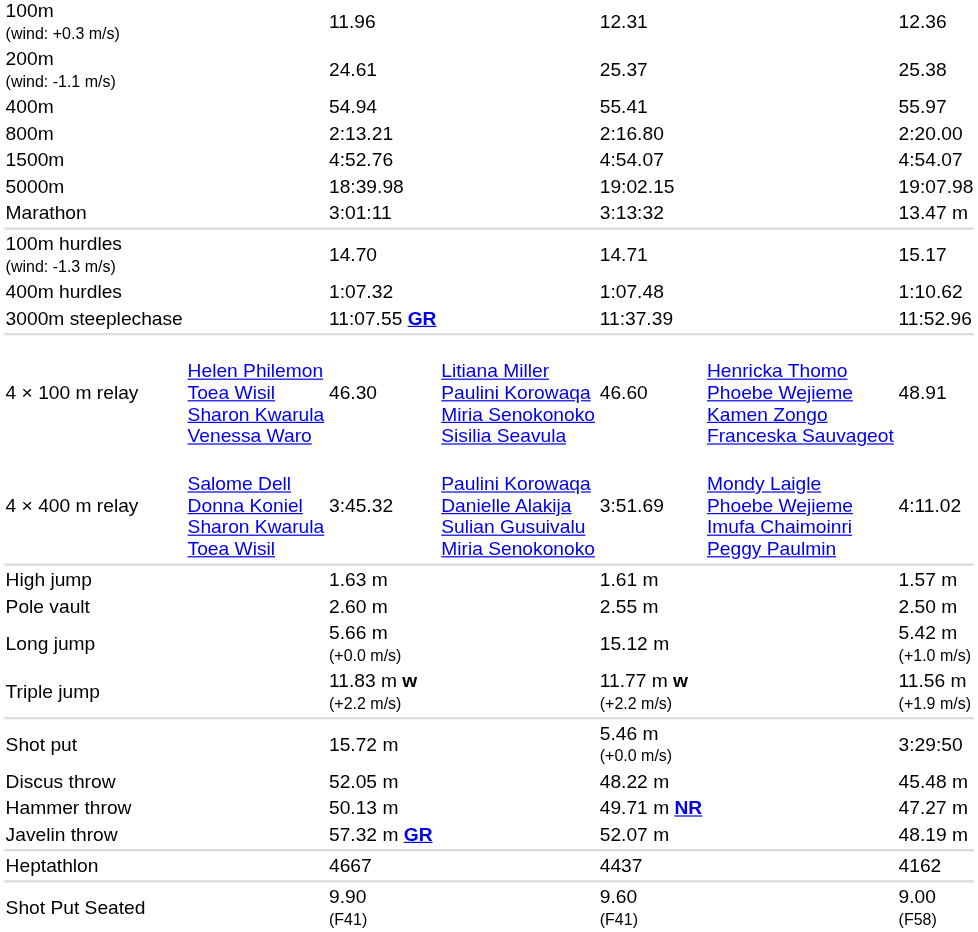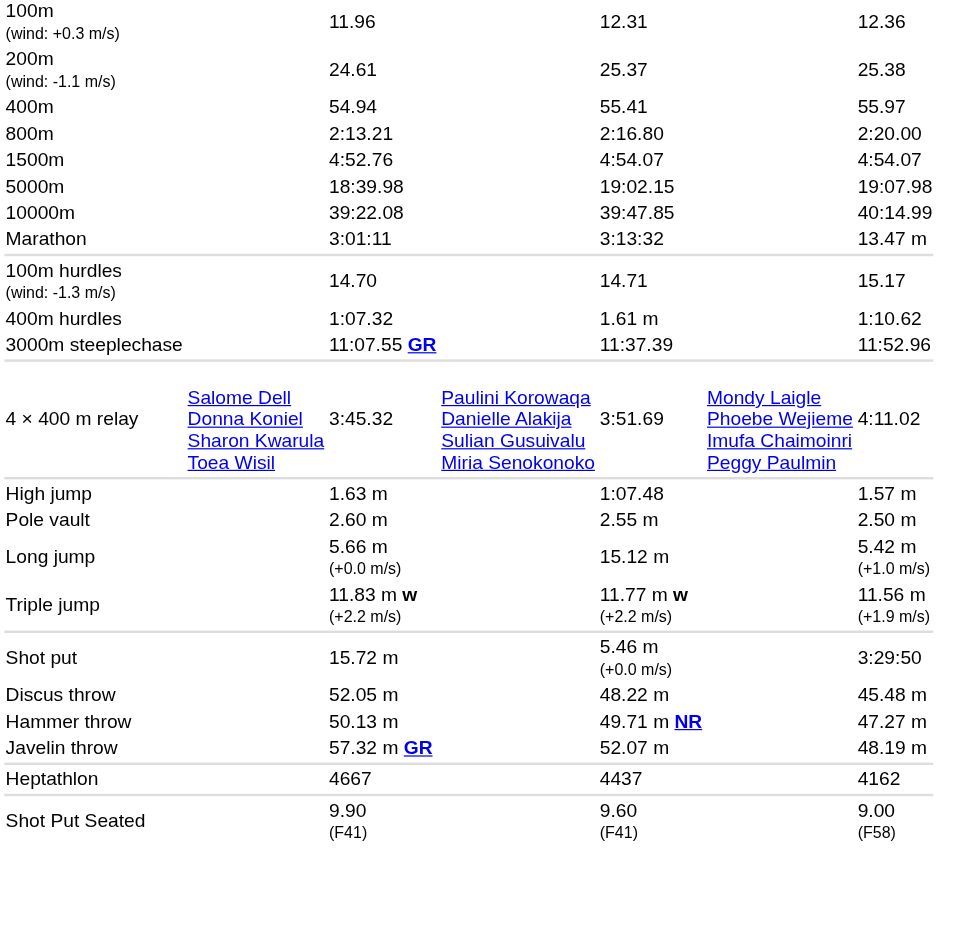+ row: (40, 212)
(632, 292) 1:07.48 -> (629, 318) 1.61 m
- row: (72, 392)
(629, 580) 1.61 m -> (632, 493) 1:07.48
